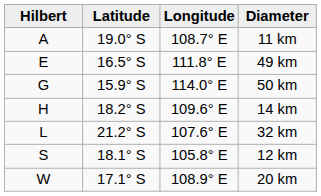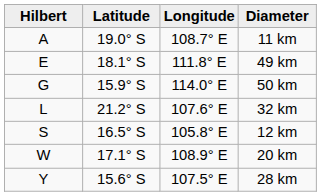(121, 62) 16.5° S -> (121, 62) 18.1° S
- row: (277, 109)
(121, 156) 18.1° S -> (121, 132) 16.5° S
+ row: (277, 179)
